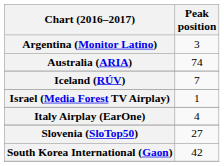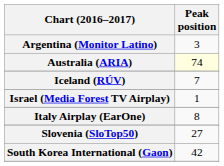(197, 62) no background -> (197, 62) lightyellow background
(197, 116) 4 -> (197, 116) 8
